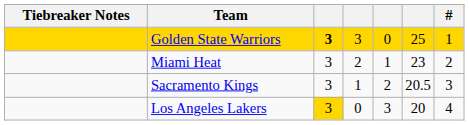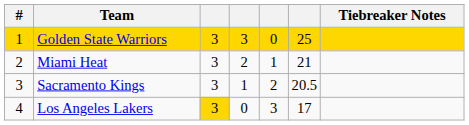columns swapped: (449, 16) <-> (76, 16)
(328, 39) bold -> (215, 39) normal
(418, 62) 23 -> (304, 62) 21
(418, 108) 20 -> (304, 108) 17
